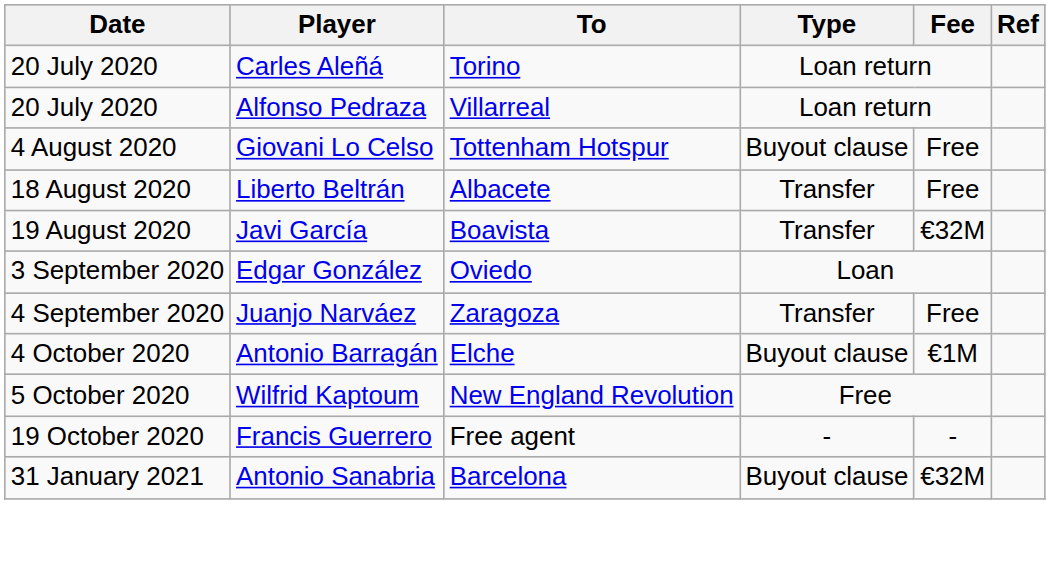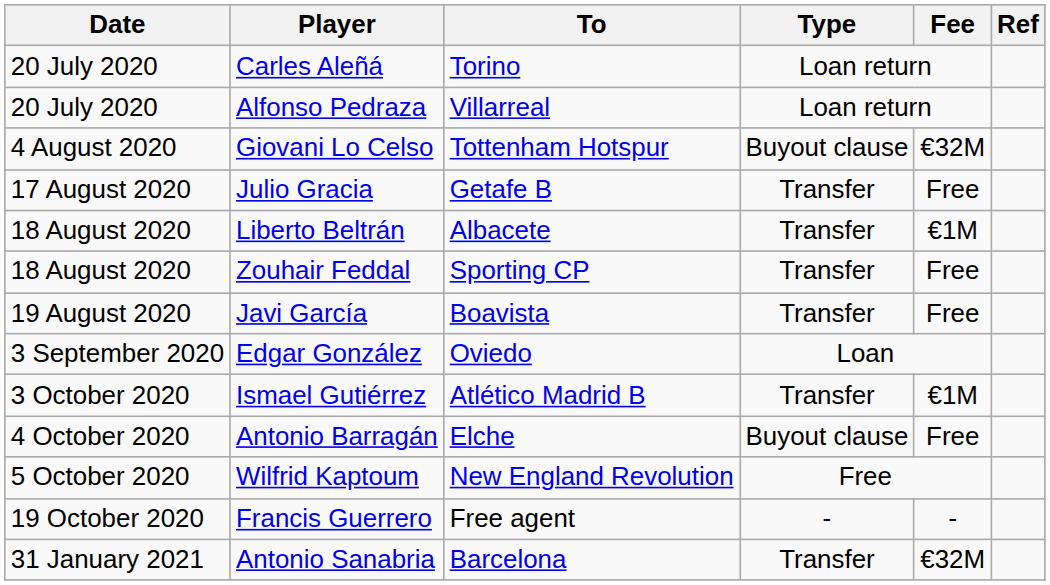(953, 148) Free -> (953, 148) €32M
+ row: (304, 189)
(953, 189) Free -> (953, 230) €1M
+ row: (323, 271)
(953, 230) €32M -> (953, 312) Free
- row: (326, 312)
+ row: (331, 395)
(953, 353) €1M -> (953, 436) Free
(827, 477) Buyout clause -> (827, 559) Transfer
